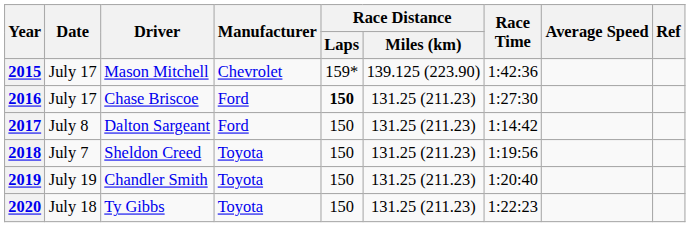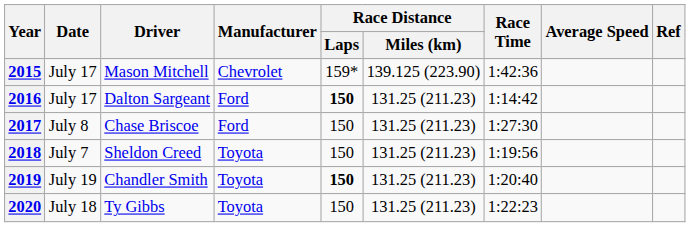(151, 99) Chase Briscoe -> (157, 99) Dalton Sargeant
(513, 99) 1:27:30 -> (513, 99) 1:14:42
(157, 126) Dalton Sargeant -> (151, 126) Chase Briscoe
(513, 126) 1:14:42 -> (513, 126) 1:27:30
(342, 180) normal -> (342, 180) bold
